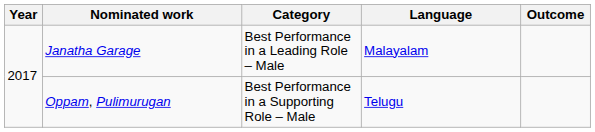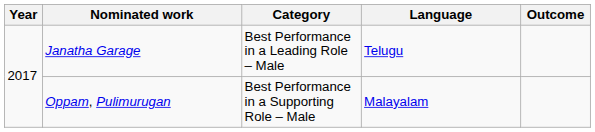(396, 51) Malayalam -> (384, 51) Telugu
(384, 101) Telugu -> (396, 101) Malayalam
